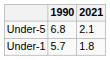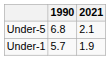(87, 47) 1.8 -> (87, 47) 1.9
